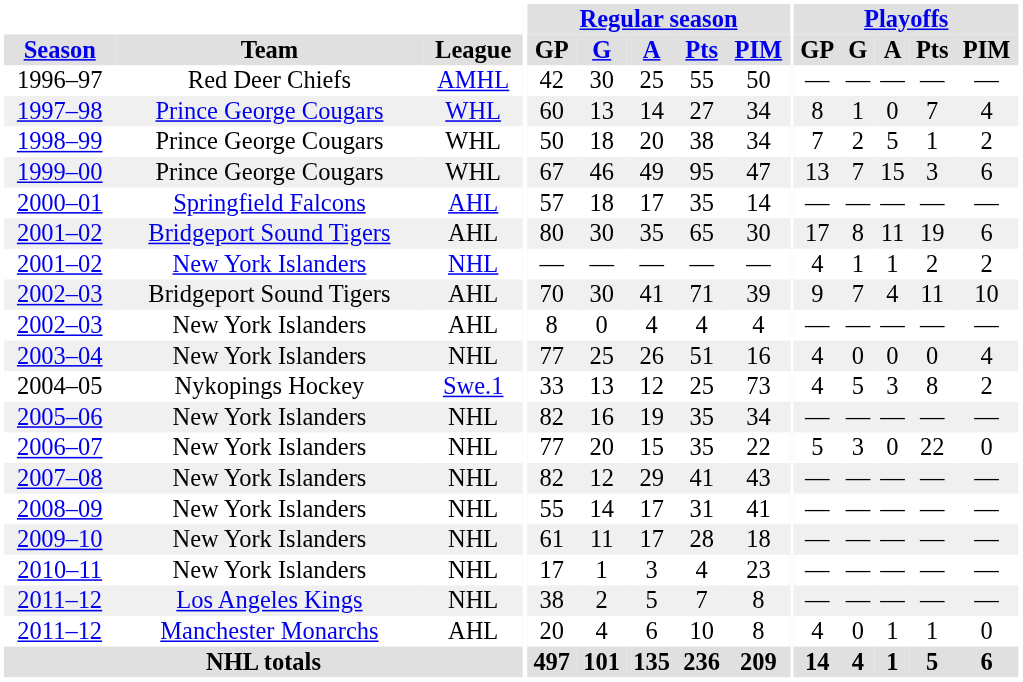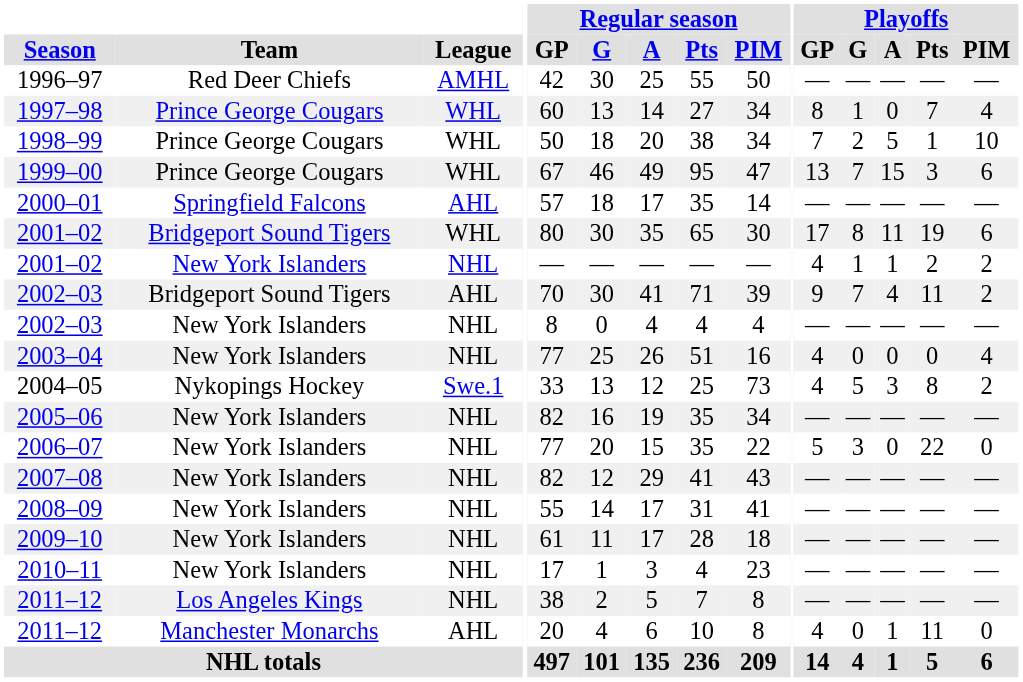(986, 141) 2 -> (986, 141) 10
(473, 233) AHL -> (473, 233) WHL
(986, 294) 10 -> (986, 294) 2
(473, 325) AHL -> (473, 325) NHL
(932, 631) 1 -> (932, 631) 11
